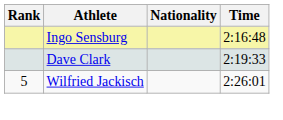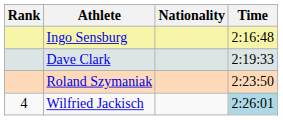+ row: (99, 81)
(24, 81) 5 -> (24, 103) 4
(244, 81) no background -> (253, 103) lightblue background
